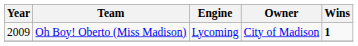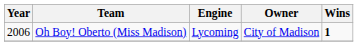(19, 31) 2009 -> (19, 31) 2006
